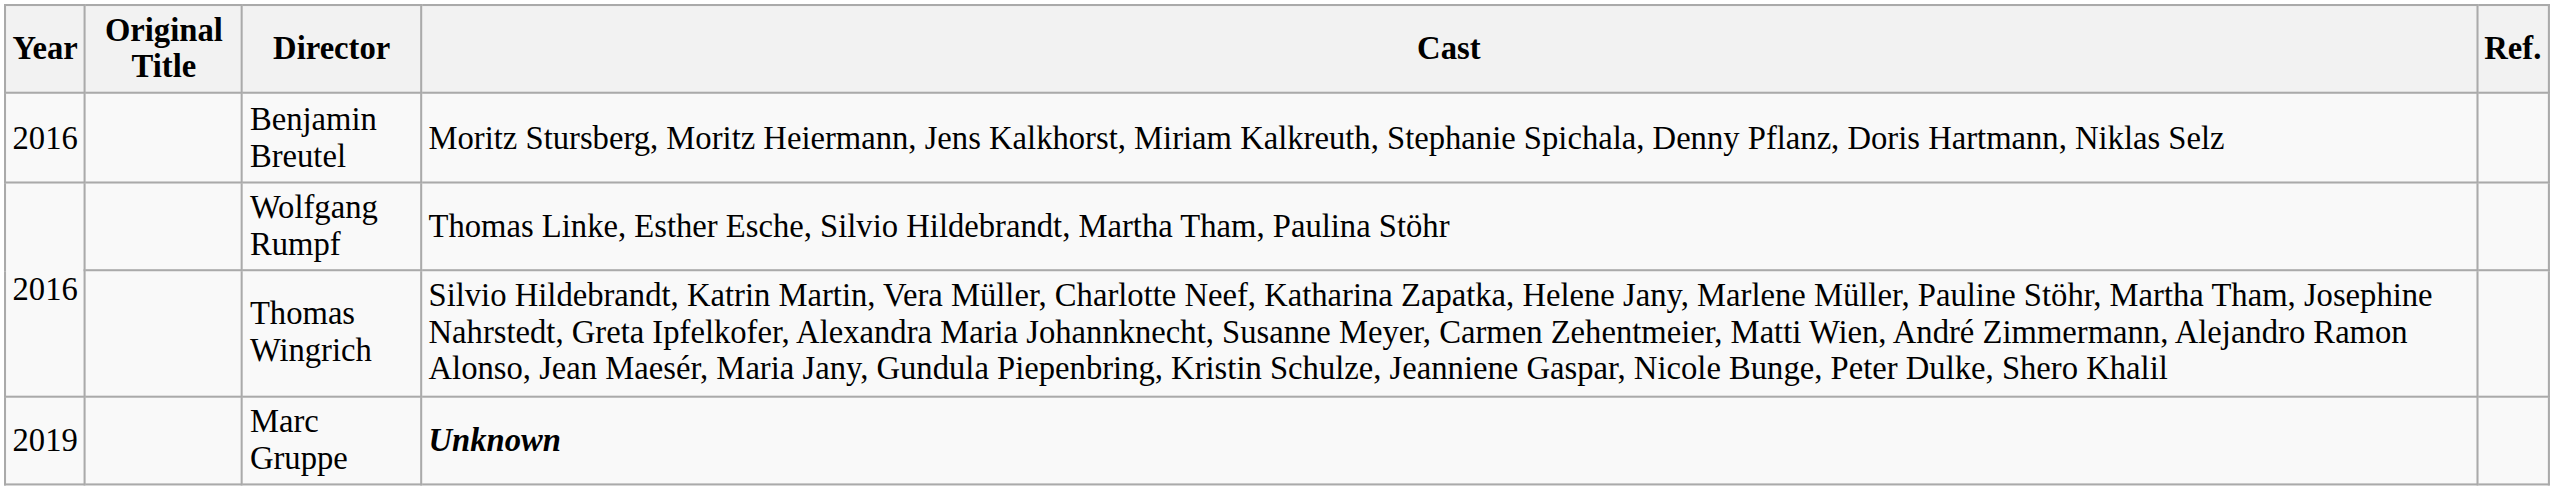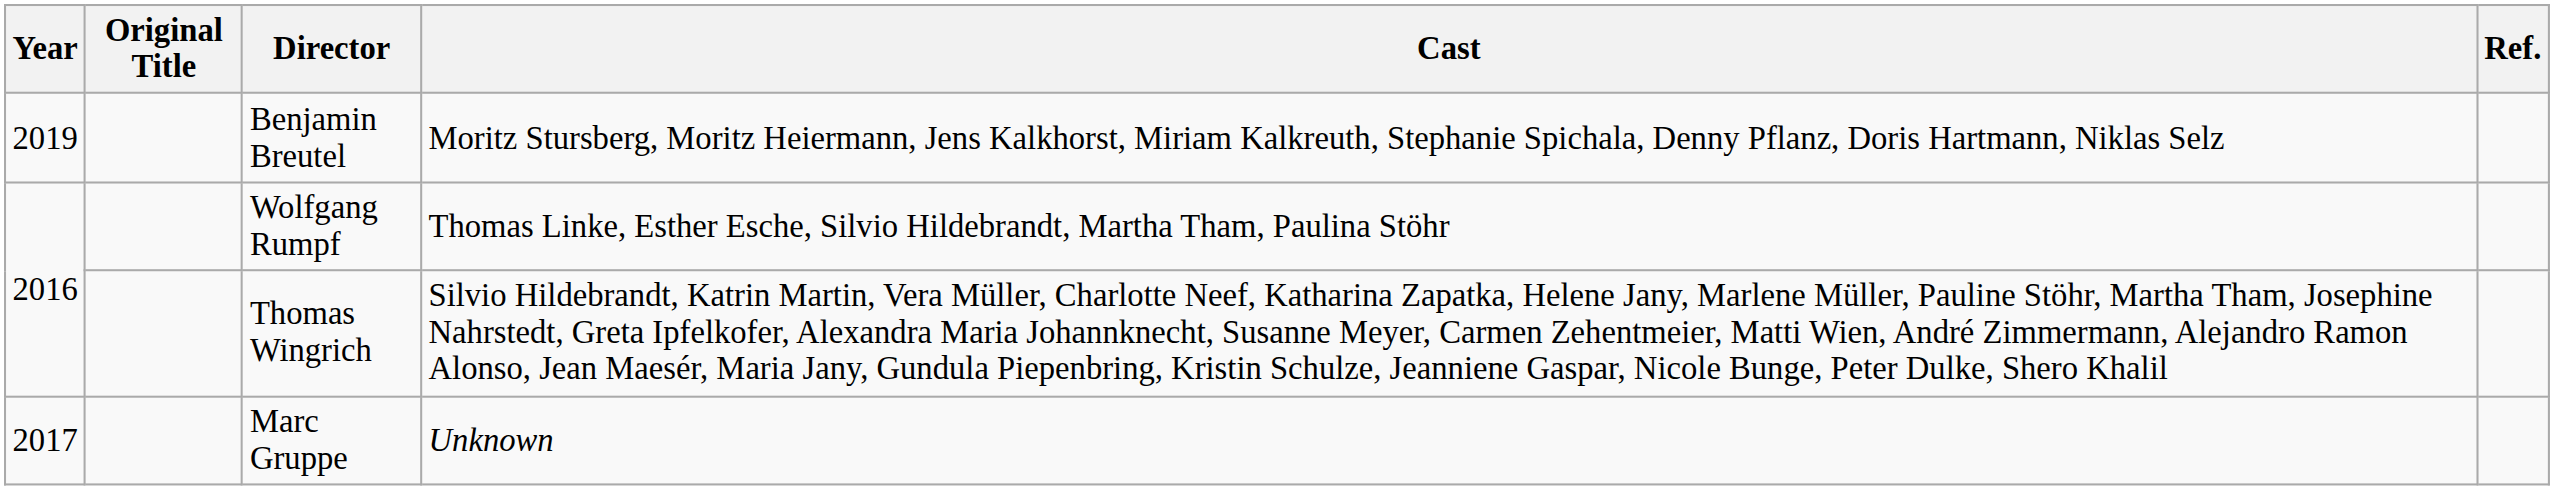(45, 137) 2016 -> (45, 137) 2019
(45, 439) 2019 -> (45, 439) 2017
(495, 439) bold -> (491, 439) normal
